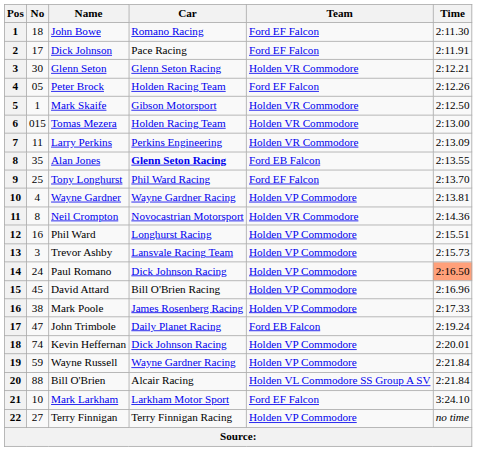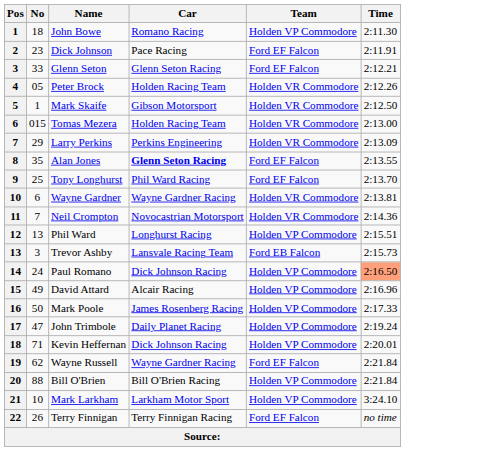(284, 31) Ford EF Falcon -> (303, 31) Holden VP Commodore
(37, 50) 17 -> (37, 50) 23
(37, 68) 30 -> (37, 68) 33
(304, 68) Holden VR Commodore -> (284, 68) Ford EF Falcon
(284, 86) Ford EF Falcon -> (304, 86) Holden VR Commodore
(37, 142) 11 -> (37, 142) 29
(285, 160) Ford EB Falcon -> (284, 160) Ford EF Falcon
(37, 197) 4 -> (37, 197) 6
(303, 197) Holden VP Commodore -> (304, 197) Holden VR Commodore
(37, 215) 8 -> (37, 215) 7
(37, 234) 16 -> (37, 234) 13
(303, 252) Holden VP Commodore -> (285, 252) Ford EB Falcon
(37, 289) 45 -> (37, 289) 49
(176, 289) Bill O'Brien Racing -> (162, 289) Alcair Racing
(37, 307) 38 -> (37, 307) 50
(285, 326) Ford EB Falcon -> (303, 326) Holden VP Commodore
(37, 344) 74 -> (37, 344) 71
(37, 362) 59 -> (37, 362) 62
(303, 362) Holden VP Commodore -> (284, 362) Ford EF Falcon
(162, 381) Alcair Racing -> (176, 381) Bill O'Brien Racing
(340, 381) Holden VL Commodore SS Group A SV -> (303, 381) Holden VP Commodore
(284, 399) Ford EF Falcon -> (303, 399) Holden VP Commodore
(37, 418) 27 -> (37, 418) 26
(303, 418) Holden VP Commodore -> (284, 418) Ford EF Falcon
